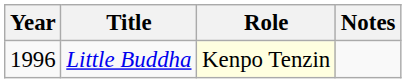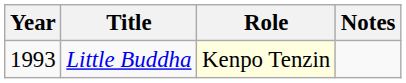(33, 58) 1996 -> (33, 58) 1993
